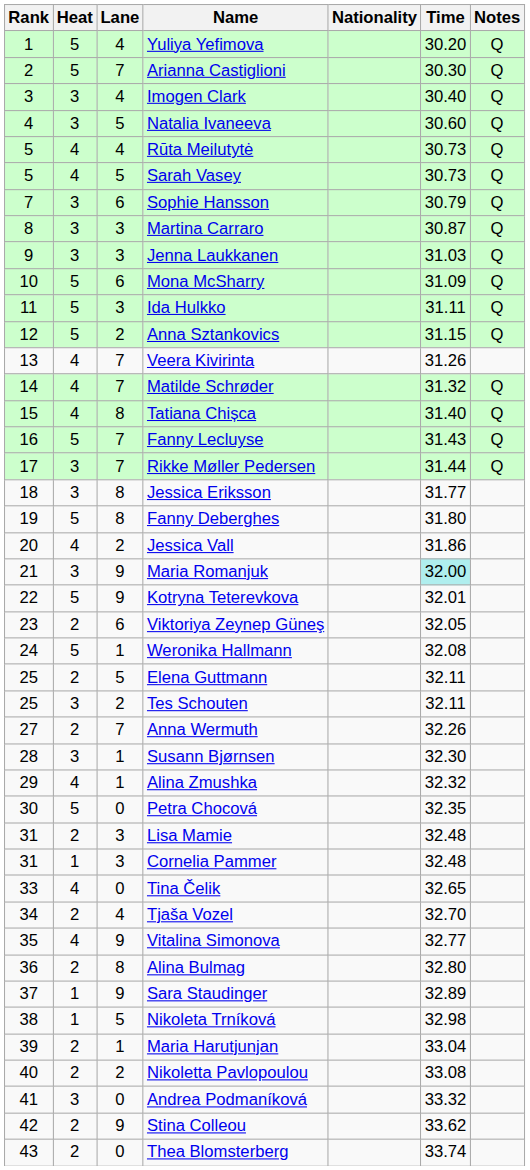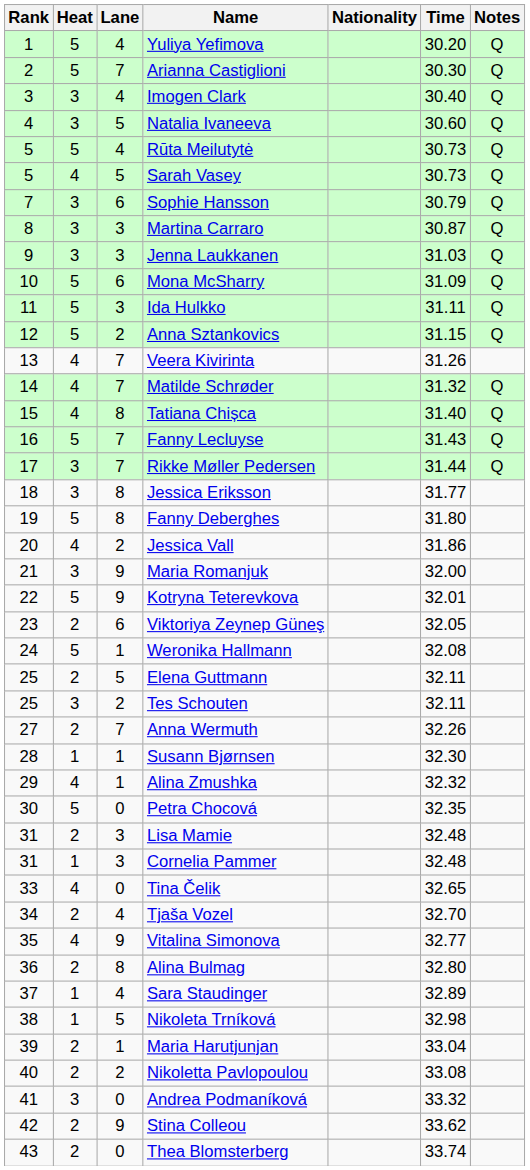(75, 149) 4 -> (75, 149) 5
(445, 571) paleturquoise background -> (445, 571) no background
(75, 756) 3 -> (75, 756) 1
(120, 994) 9 -> (120, 994) 4
